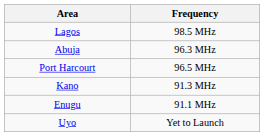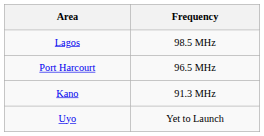- row: (67, 49)
- row: (67, 104)
